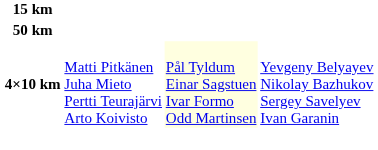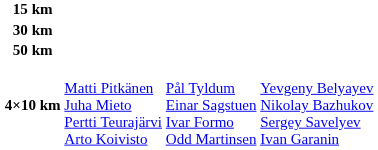+ row: (33, 29)
(211, 92) lightyellow background -> (211, 113) no background
